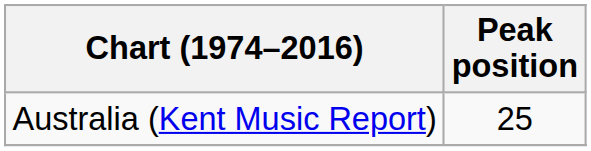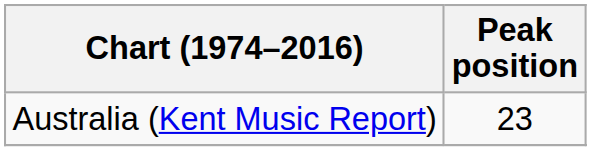(515, 118) 25 -> (515, 118) 23
